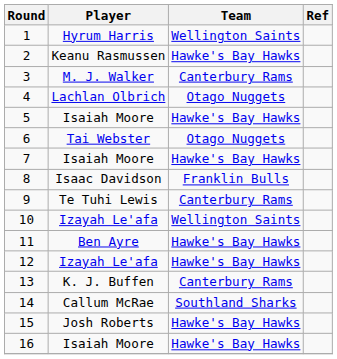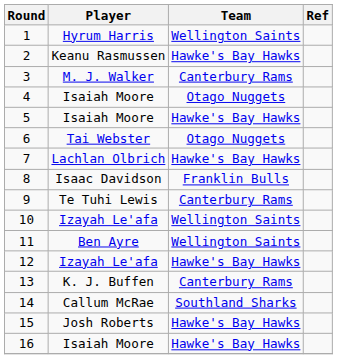(108, 97) Lachlan Olbrich -> (108, 97) Isaiah Moore
(108, 159) Isaiah Moore -> (108, 159) Lachlan Olbrich
(236, 241) Hawke's Bay Hawks -> (236, 241) Wellington Saints
